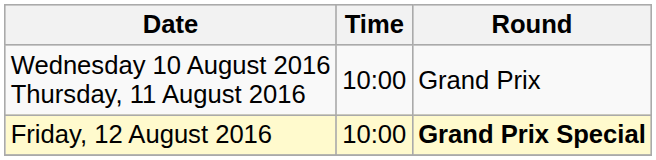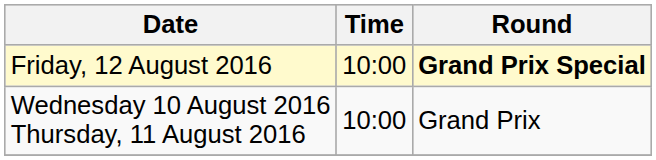rows swapped: (171, 79) <-> (141, 134)
